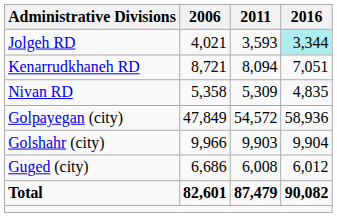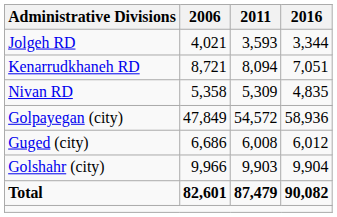(311, 42) paleturquoise background -> (311, 42) no background
rows swapped: (56, 142) <-> (48, 167)
